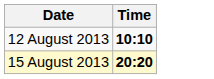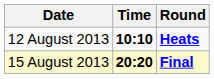+ column: (183, 16)
